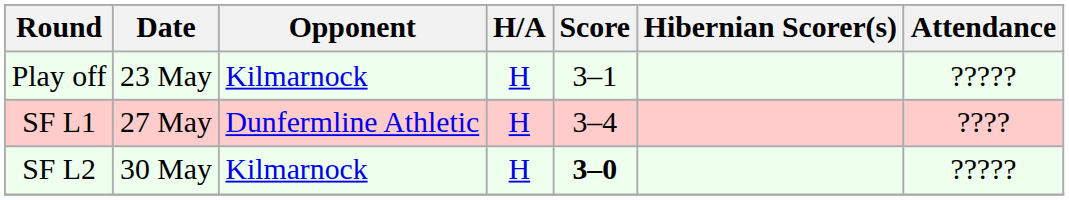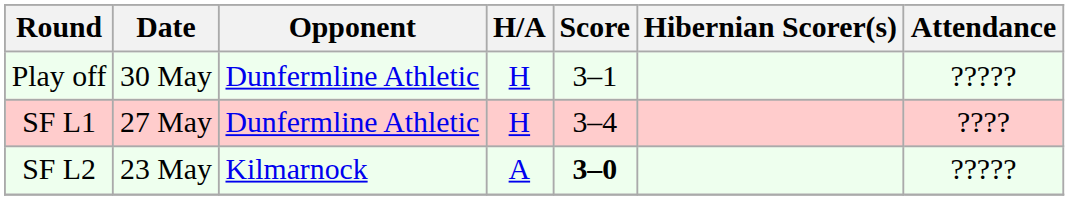(166, 75) 23 May -> (166, 75) 30 May
(297, 75) Kilmarnock -> (352, 75) Dunfermline Athletic
(166, 169) 30 May -> (166, 169) 23 May
(519, 169) H -> (519, 169) A
